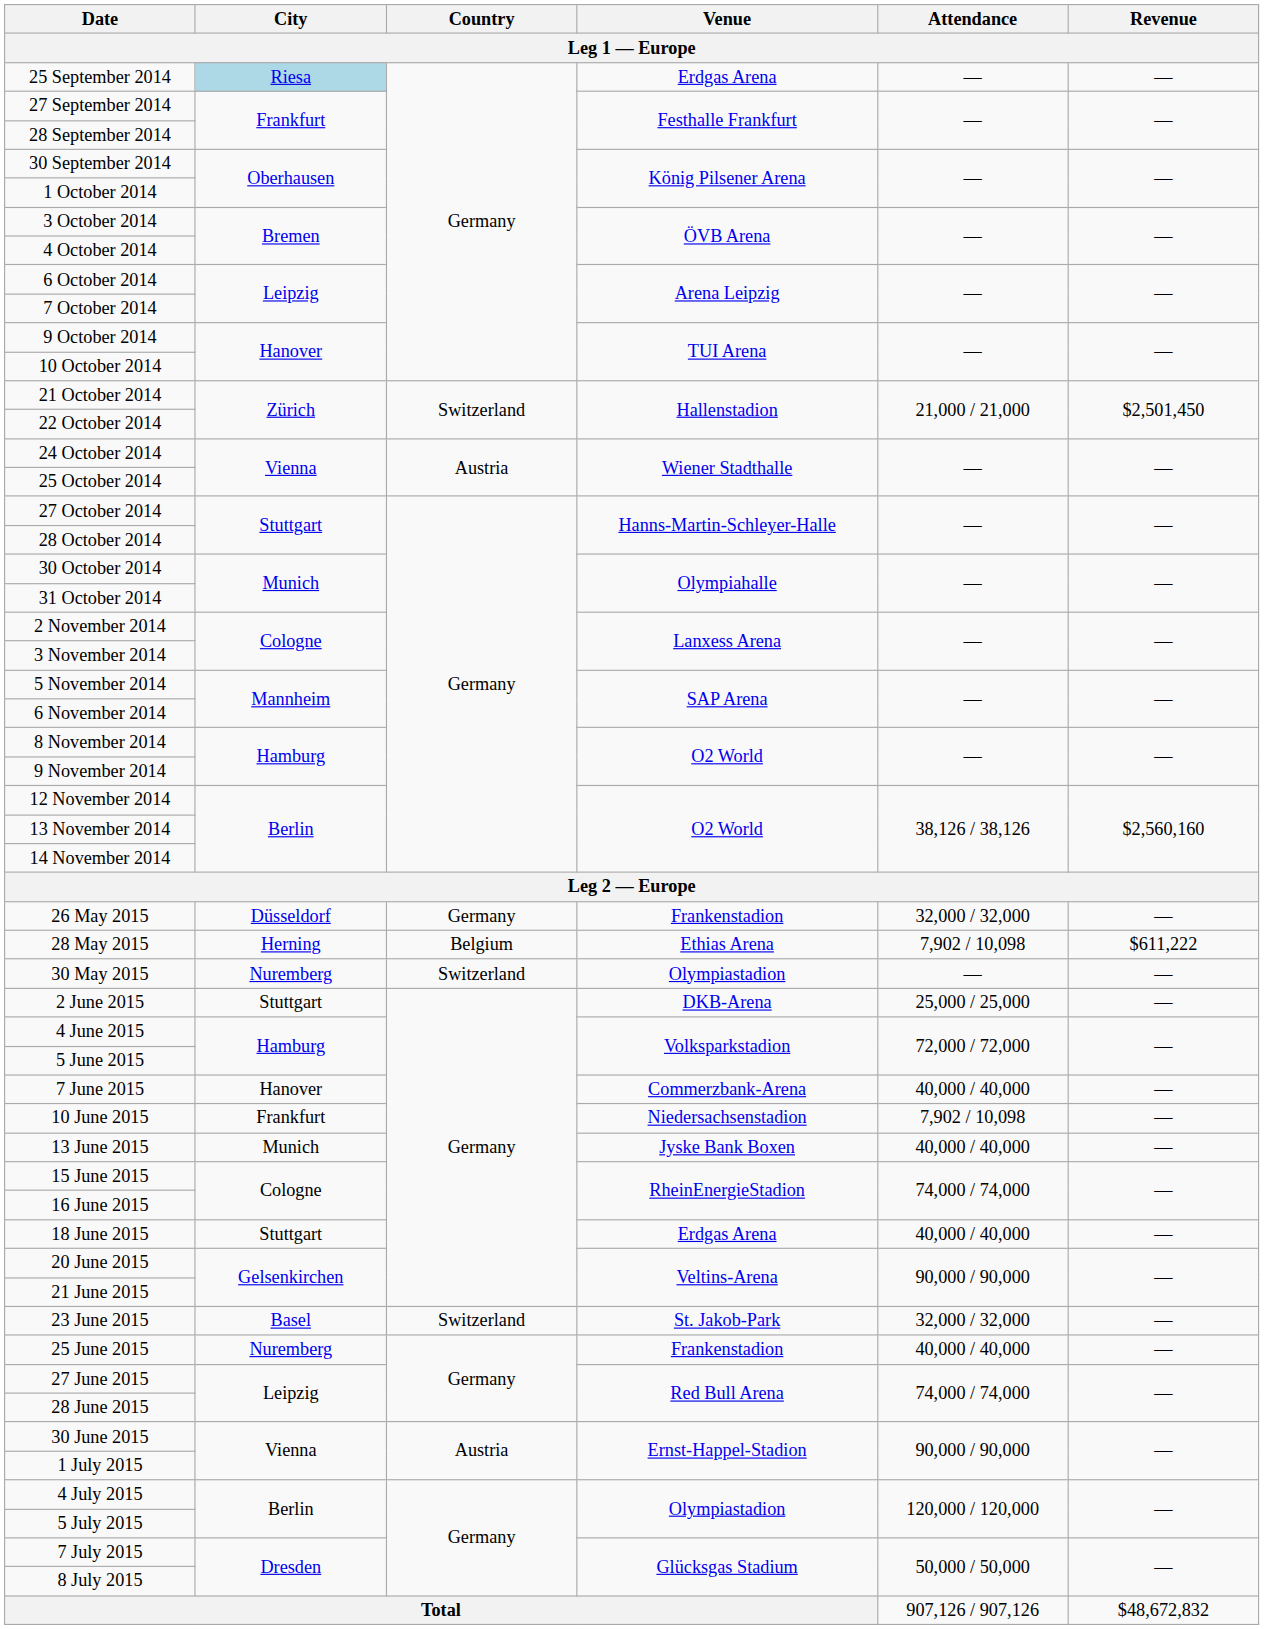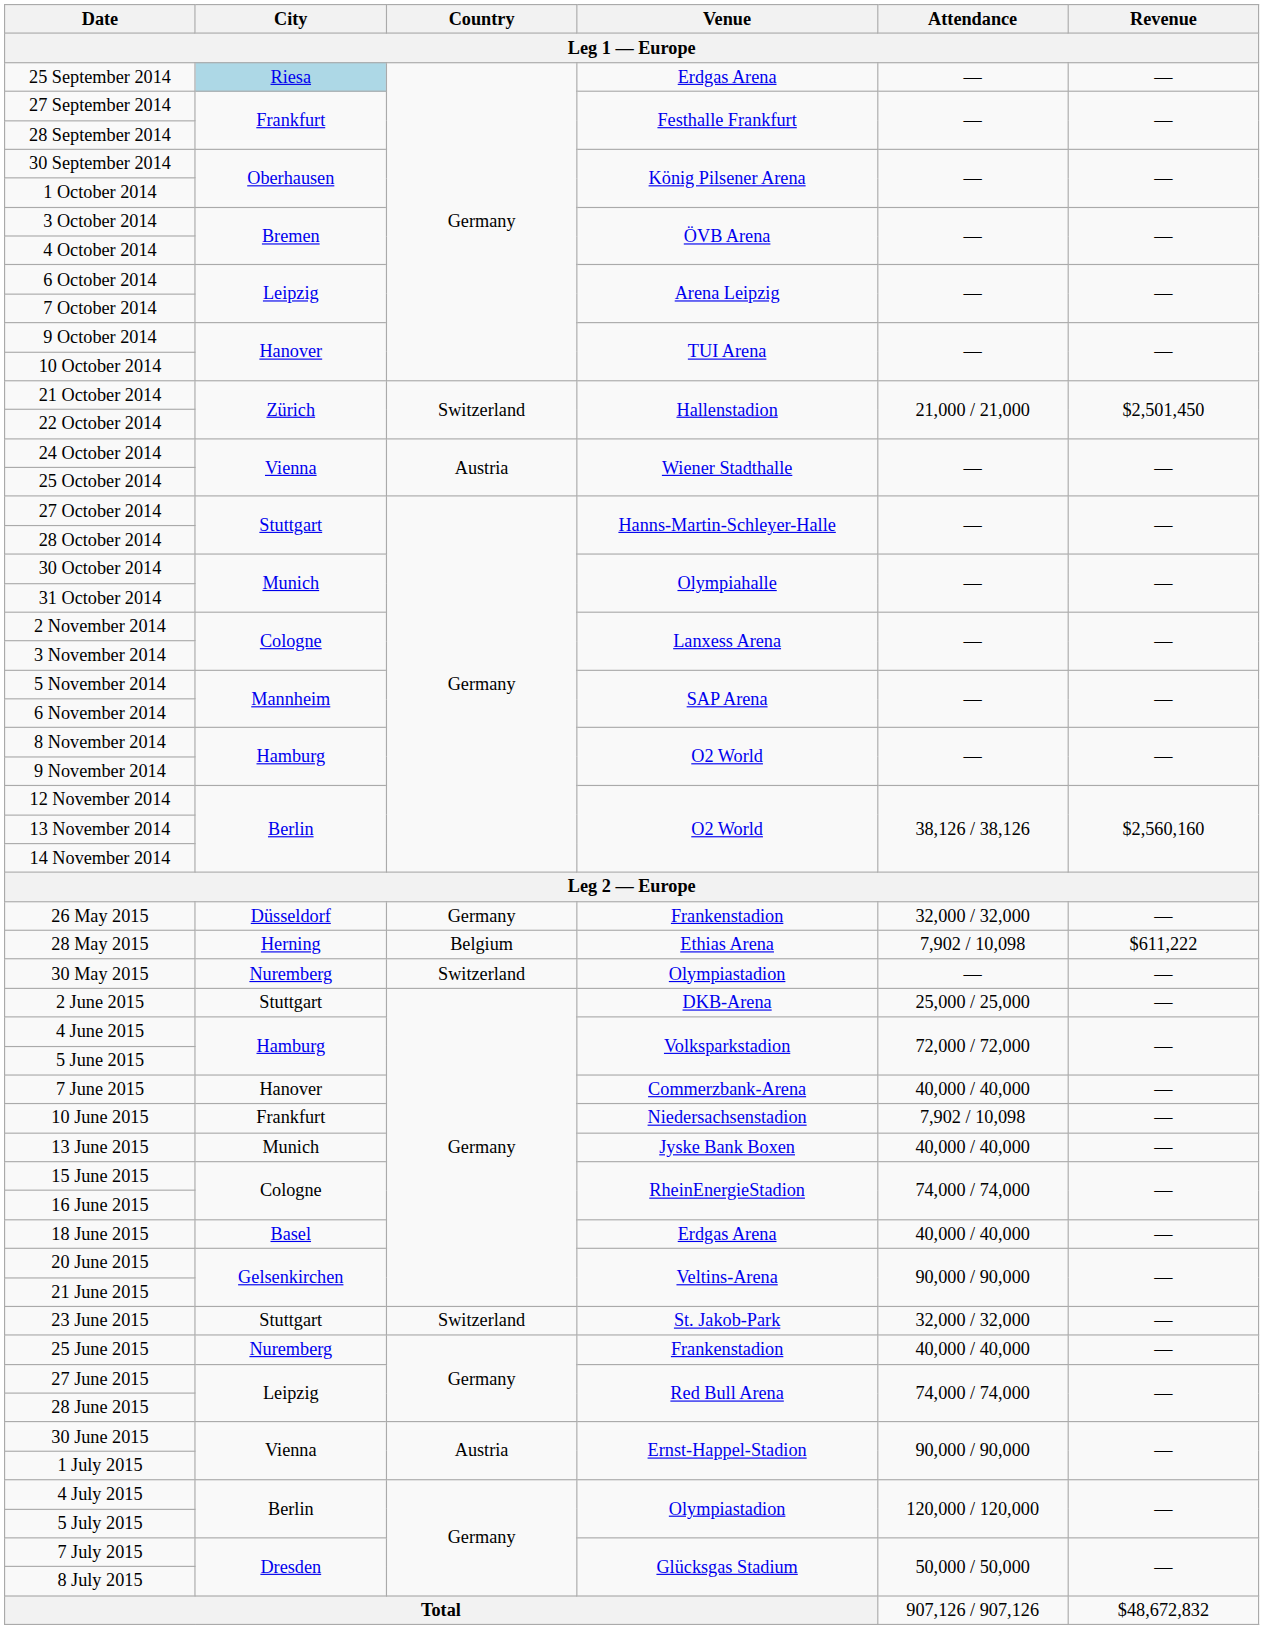(291, 1233) Stuttgart -> (291, 1233) Basel
(291, 1320) Basel -> (291, 1320) Stuttgart
